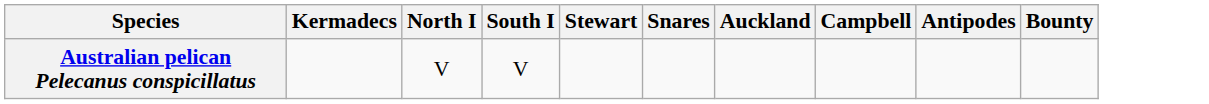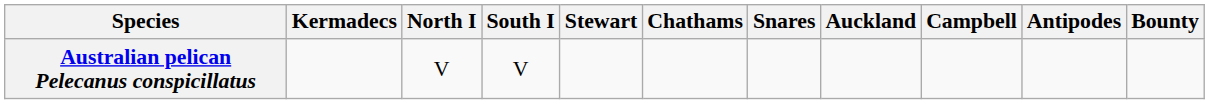+ column: (695, 21)
